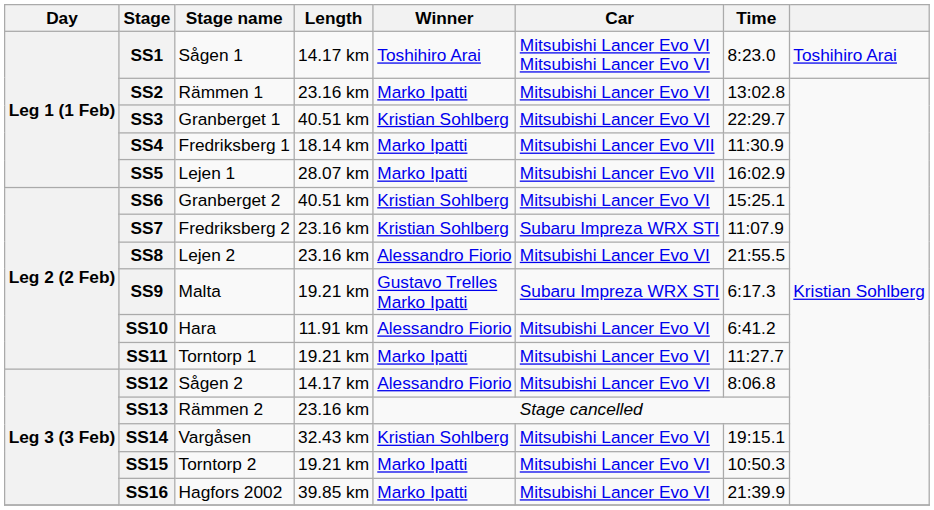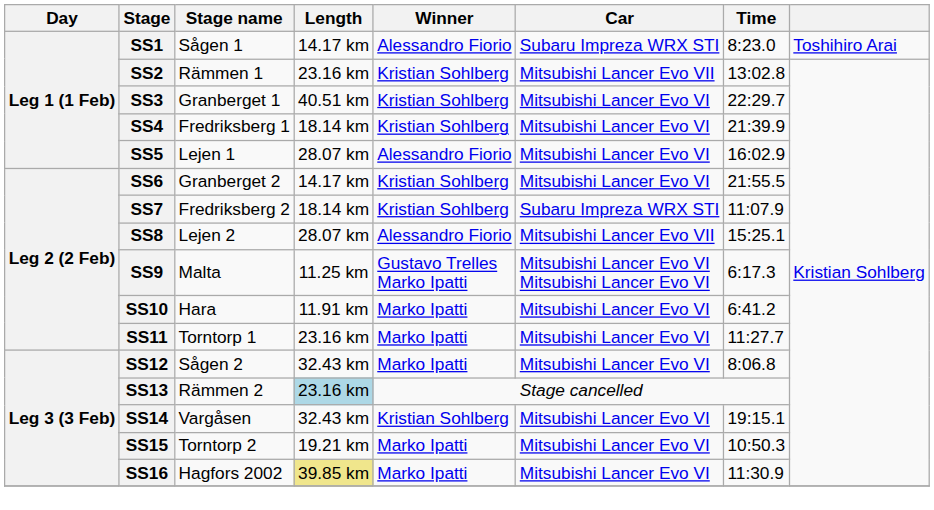(429, 55) Toshihiro Arai -> (444, 45) Alessandro Fiorio
(615, 55) Mitsubishi Lancer Evo VI Mitsubishi Lancer Evo VI -> (620, 45) Subaru Impreza WRX STI
(422, 91) Marko Ipatti -> (443, 72) Kristian Sohlberg
(615, 91) Mitsubishi Lancer Evo VI -> (617, 72) Mitsubishi Lancer Evo VII
(422, 146) Marko Ipatti -> (443, 127) Kristian Sohlberg
(617, 146) Mitsubishi Lancer Evo VII -> (615, 127) Mitsubishi Lancer Evo VI
(756, 146) 11:30.9 -> (756, 127) 21:39.9
(422, 173) Marko Ipatti -> (444, 154) Alessandro Fiorio
(617, 173) Mitsubishi Lancer Evo VII -> (615, 154) Mitsubishi Lancer Evo VI
(334, 200) 40.51 km -> (334, 181) 14.17 km
(756, 200) 15:25.1 -> (756, 181) 21:55.5
(334, 227) 23.16 km -> (334, 208) 18.14 km
(334, 255) 23.16 km -> (334, 236) 28.07 km
(615, 255) Mitsubishi Lancer Evo VI -> (617, 236) Mitsubishi Lancer Evo VII
(756, 255) 21:55.5 -> (756, 236) 15:25.1
(334, 291) 19.21 km -> (334, 272) 11.25 km
(620, 291) Subaru Impreza WRX STI -> (615, 272) Mitsubishi Lancer Evo VI Mitsubishi Lancer Evo VI
(444, 328) Alessandro Fiorio -> (422, 309) Marko Ipatti
(334, 355) 19.21 km -> (334, 336) 23.16 km
(334, 383) 14.17 km -> (334, 364) 32.43 km
(444, 383) Alessandro Fiorio -> (422, 364) Marko Ipatti
(334, 410) no background -> (334, 391) lightblue background
(334, 492) no background -> (334, 473) khaki background
(756, 492) 21:39.9 -> (756, 473) 11:30.9
